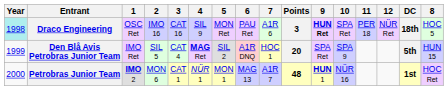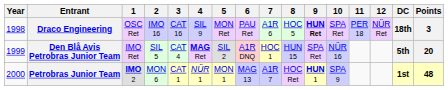columns swapped: (432, 11) <-> (296, 11)
(16, 28) paleturquoise background -> (16, 28) no background
(345, 51) SPA 9 -> (338, 51) NÜR 16
(345, 73) NÜR 16 -> (338, 73) SPA 9
